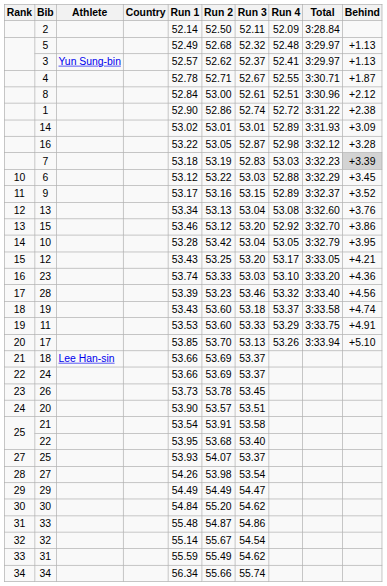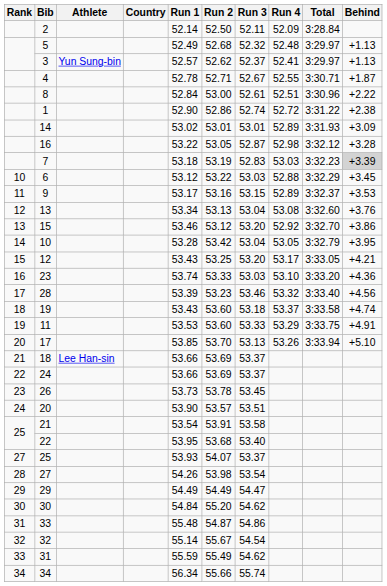(362, 95) +2.12 -> (362, 95) +2.22
(362, 194) +3.52 -> (362, 194) +3.53
